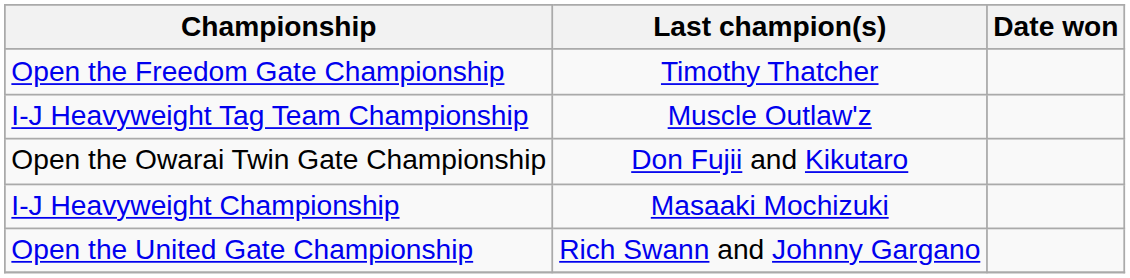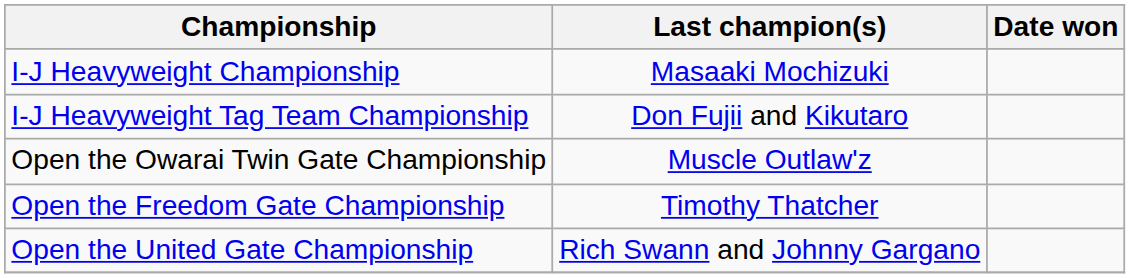rows swapped: (205, 205) <-> (258, 71)
(770, 116) Muscle Outlaw'z -> (770, 116) Don Fujii and Kikutaro
(770, 160) Don Fujii and Kikutaro -> (770, 160) Muscle Outlaw'z
